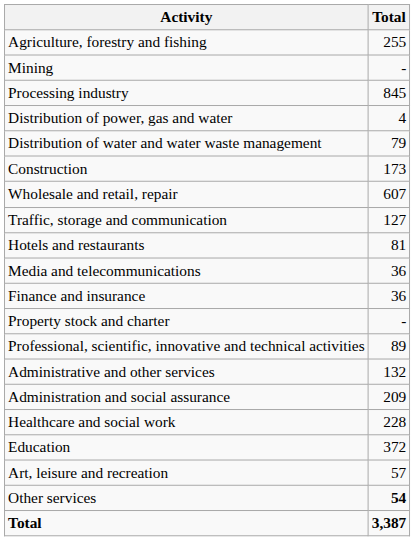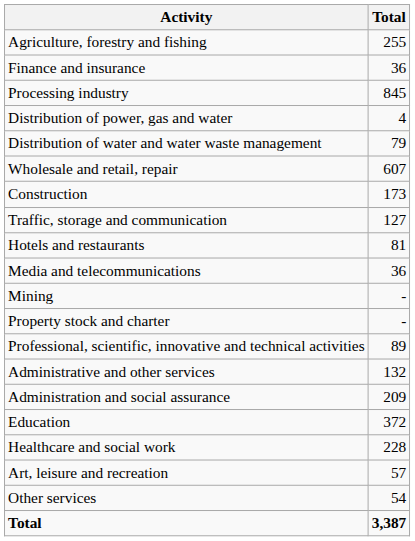rows swapped: (31, 67) <-> (77, 295)
rows swapped: (48, 169) <-> (93, 194)
rows swapped: (39, 447) <-> (92, 422)
(399, 498) bold -> (399, 498) normal
